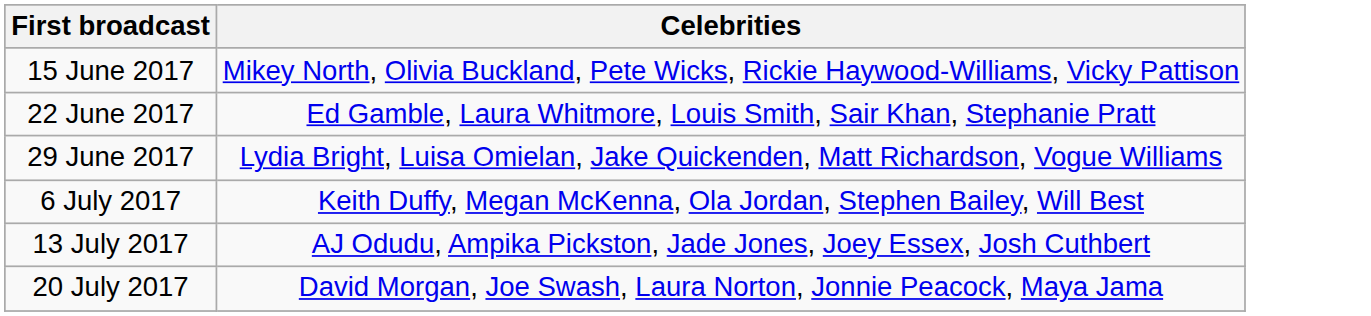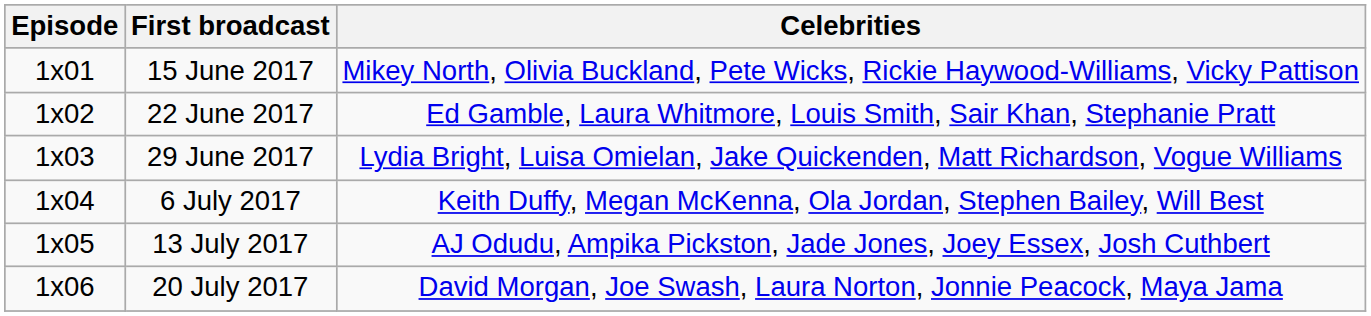+ column: (65, 26)
